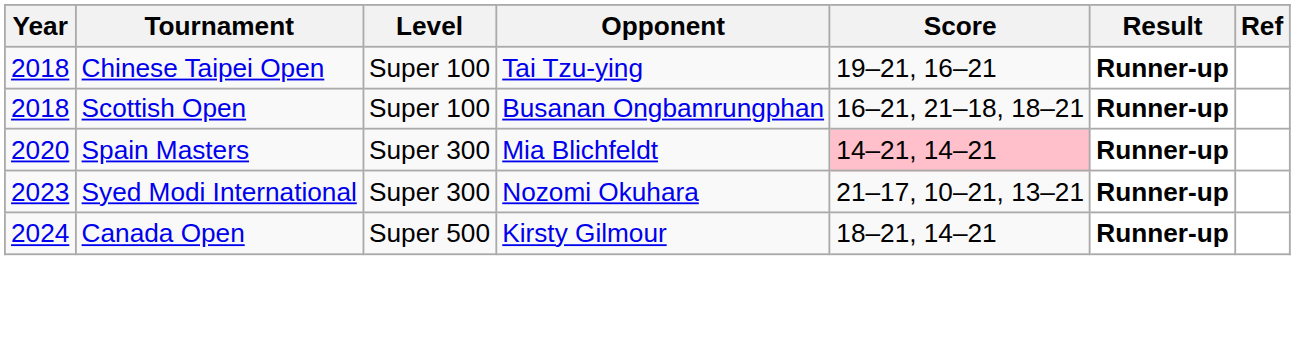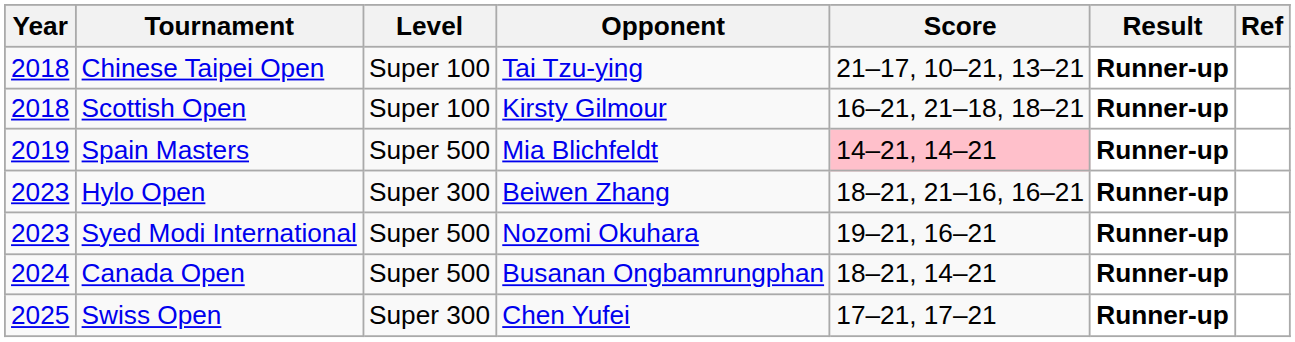(916, 67) 19–21, 16–21 -> (960, 67) 21–17, 10–21, 13–21
(663, 109) Busanan Ongbamrungphan -> (584, 109) Kirsty Gilmour
(40, 150) 2020 -> (40, 150) 2019
(430, 150) Super 300 -> (430, 150) Super 500
+ row: (143, 192)
(430, 192) Super 300 -> (430, 233) Super 500
(960, 192) 21–17, 10–21, 13–21 -> (916, 233) 19–21, 16–21
(584, 233) Kirsty Gilmour -> (663, 274) Busanan Ongbamrungphan
+ row: (151, 316)
